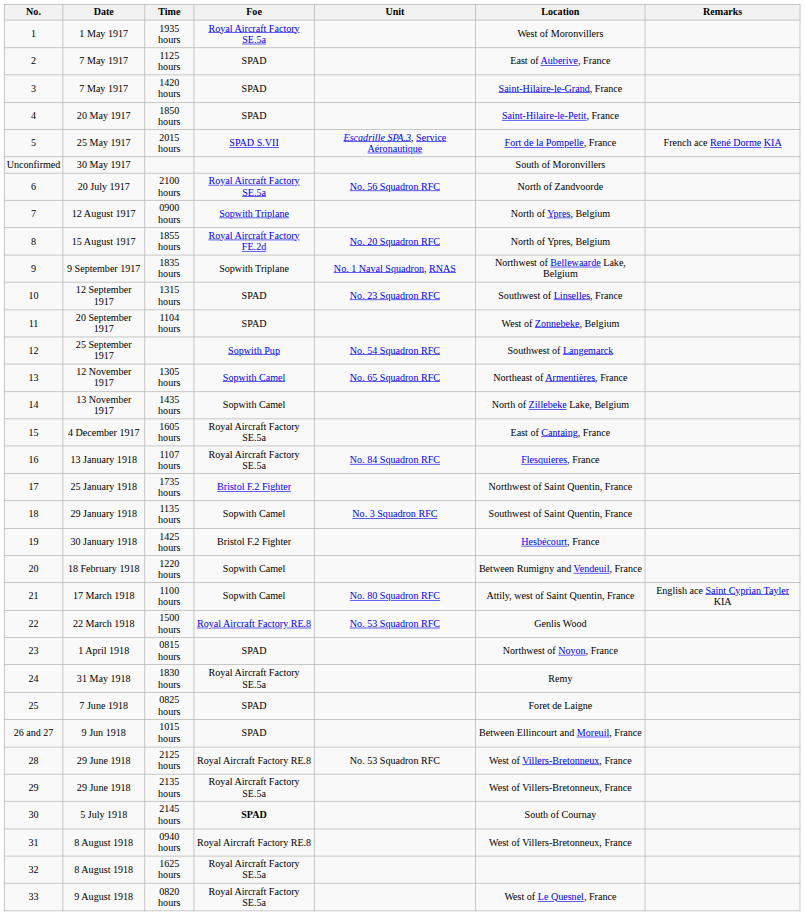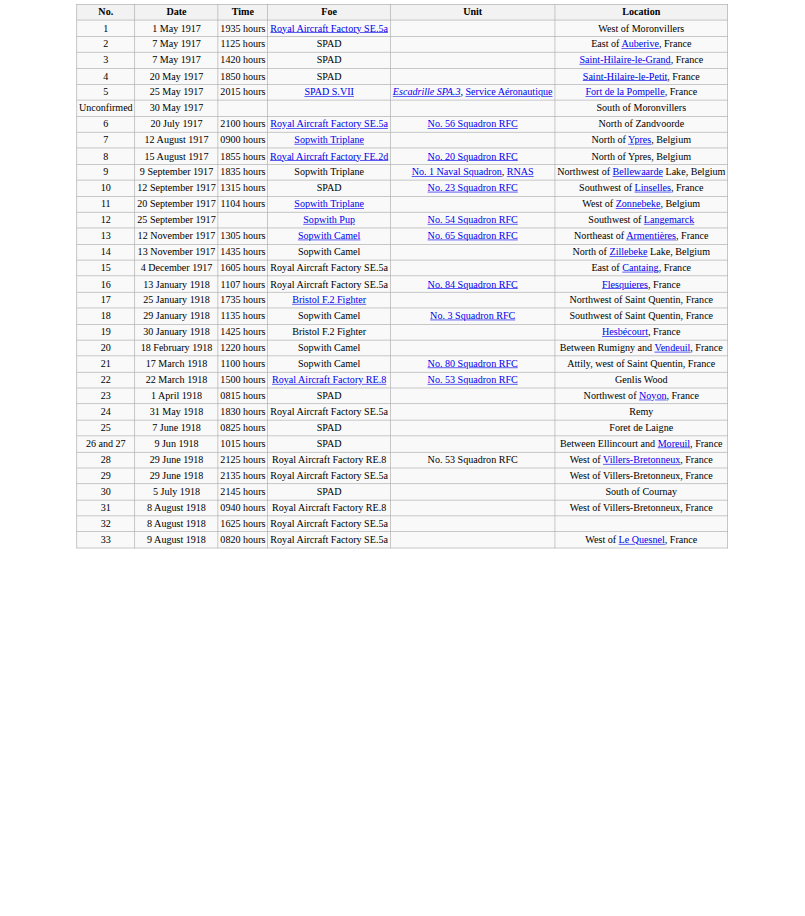- column: (723, 12)
(254, 323) SPAD -> (329, 204) Sopwith Triplane
(254, 815) bold -> (329, 492) normal
